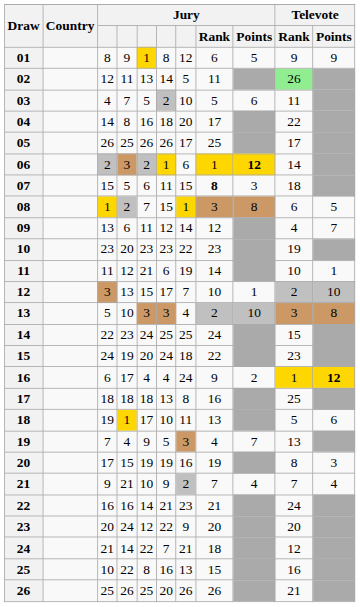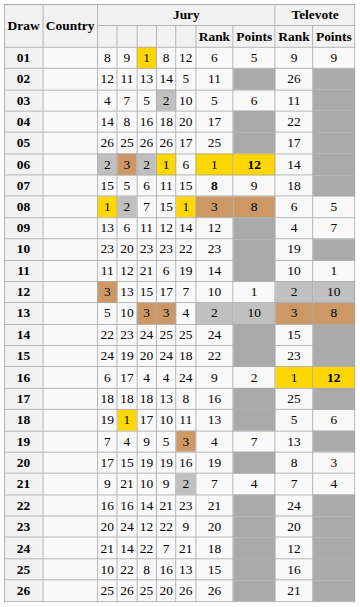(294, 79) lightgreen background -> (294, 79) no background
(254, 185) 3 -> (254, 185) 9
